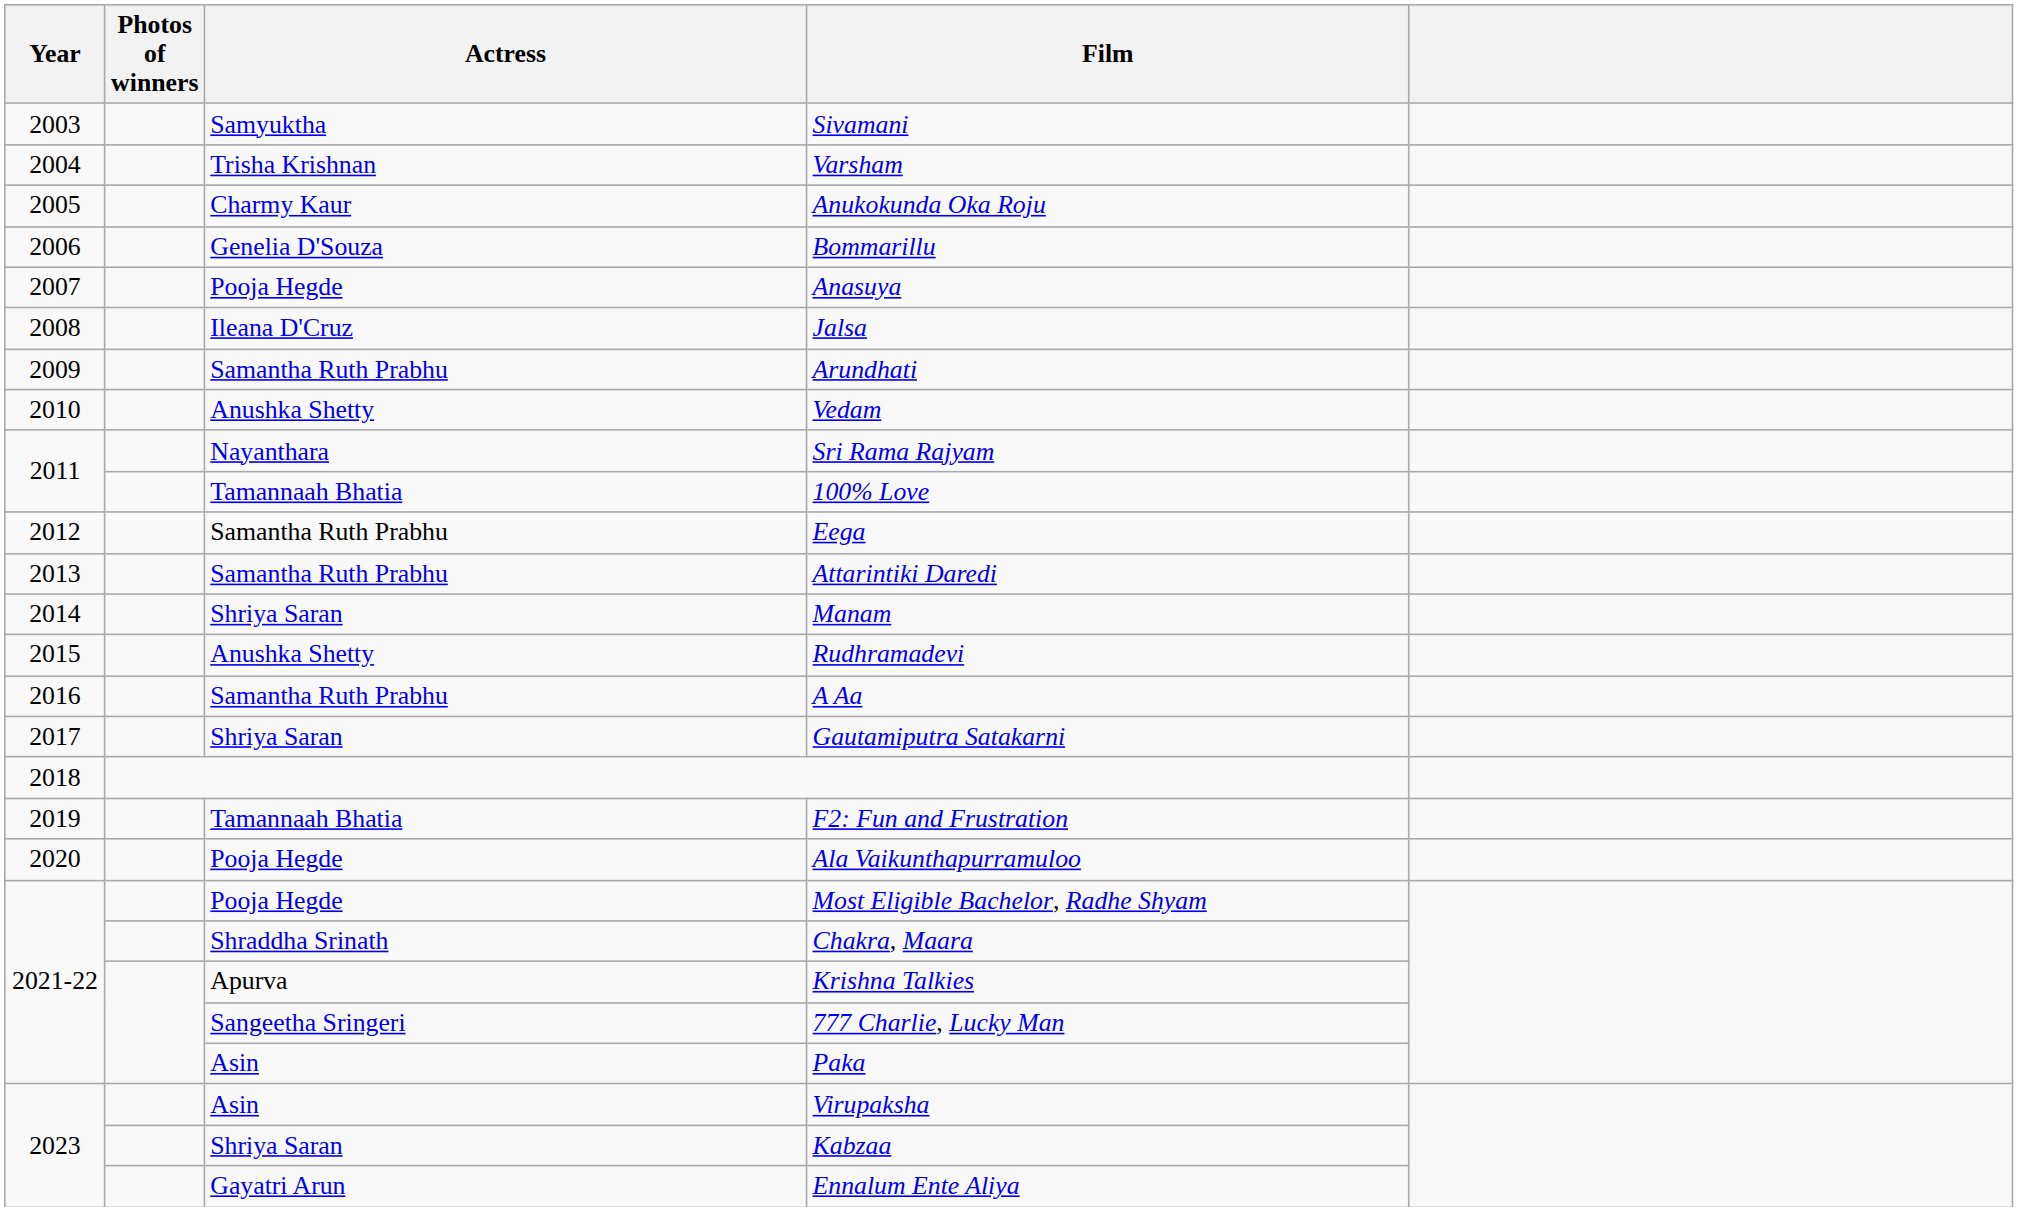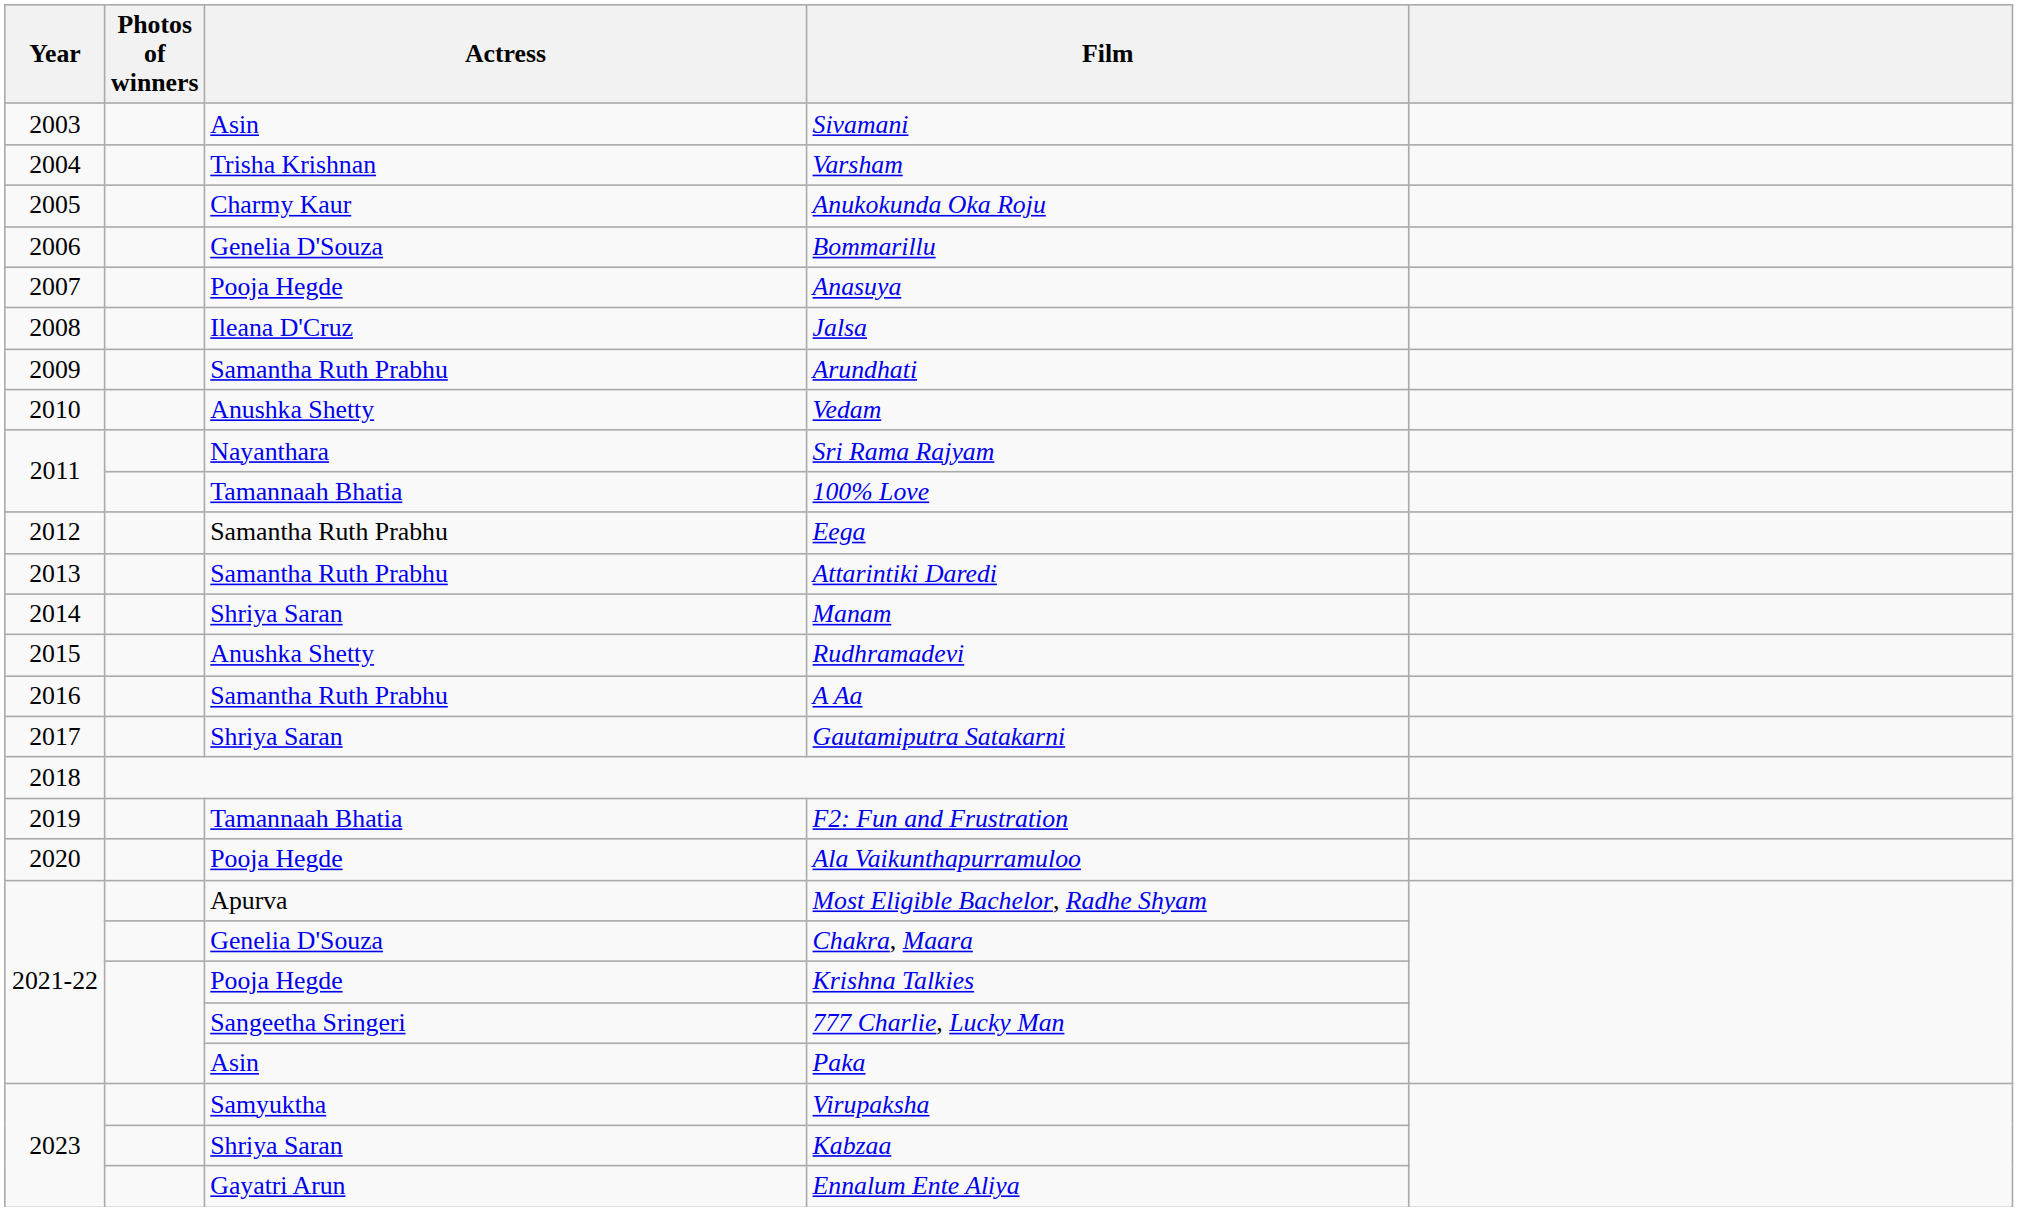(268, 123) Samyuktha -> (235, 123) Asin
(276, 899) Pooja Hegde -> (249, 899) Apurva
(299, 940) Shraddha Srinath -> (297, 940) Genelia D'Souza
(249, 981) Apurva -> (276, 981) Pooja Hegde
(235, 1104) Asin -> (268, 1104) Samyuktha
